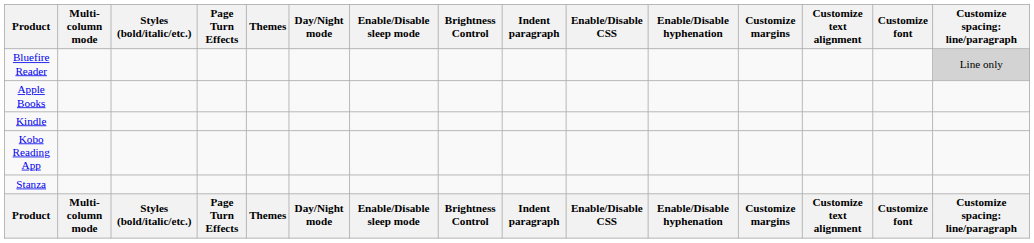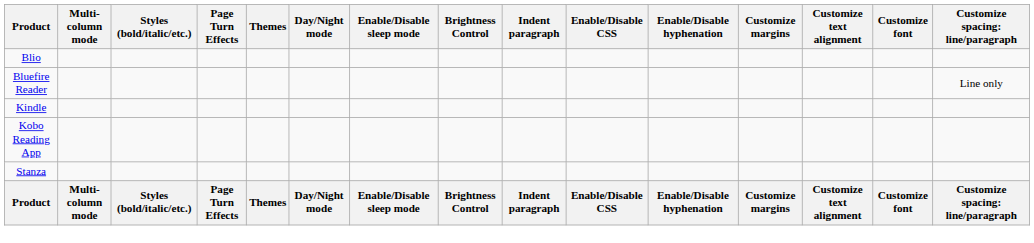+ row: (31, 57)
(981, 64) lightgrey background -> (981, 82) no background
- row: (31, 96)
